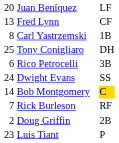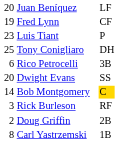(9, 21) 13 -> (9, 21) 19
rows swapped: (57, 36) <-> (38, 134)
(9, 78) 24 -> (9, 78) 20
(9, 106) 7 -> (9, 106) 3
